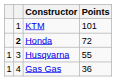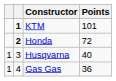(18, 25) normal -> (18, 25) bold
(87, 54) 55 -> (87, 54) 40
